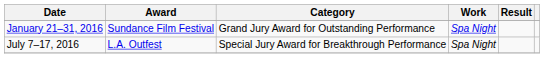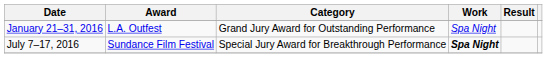(161, 28) Sundance Film Festival -> (135, 28) L.A. Outfest
(135, 45) L.A. Outfest -> (161, 45) Sundance Film Festival
(473, 45) normal -> (475, 45) bold
